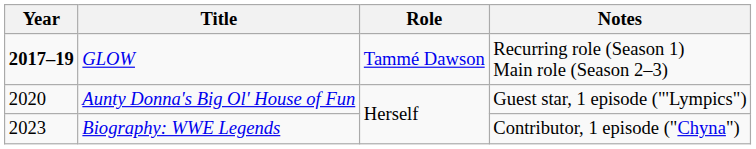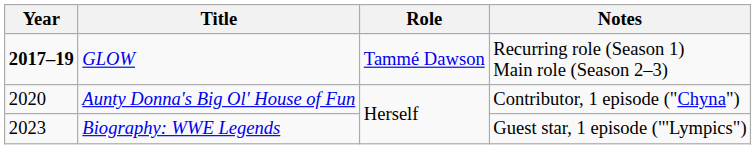(620, 98) Guest star, 1 episode ("'Lympics") -> (616, 98) Contributor, 1 episode ("Chyna")
(616, 128) Contributor, 1 episode ("Chyna") -> (620, 128) Guest star, 1 episode ("'Lympics")
